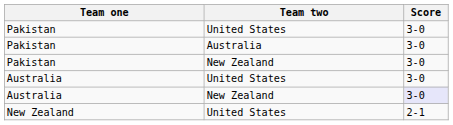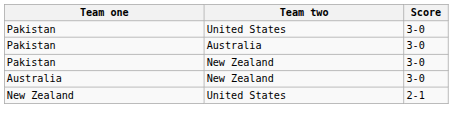- row: (34, 79)
(416, 95) lavender background -> (416, 79) no background
